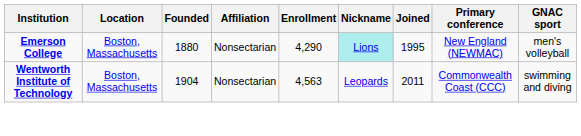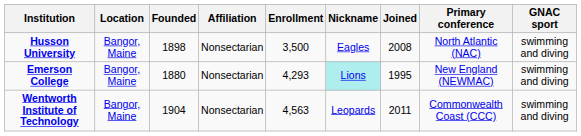+ row: (49, 47)
(122, 47) Boston, Massachusetts -> (122, 76) Bangor, Maine
(309, 47) 4,290 -> (296, 76) 4,293
(547, 47) men's volleyball -> (545, 76) swimming and diving
(122, 82) Boston, Massachusetts -> (122, 110) Bangor, Maine
